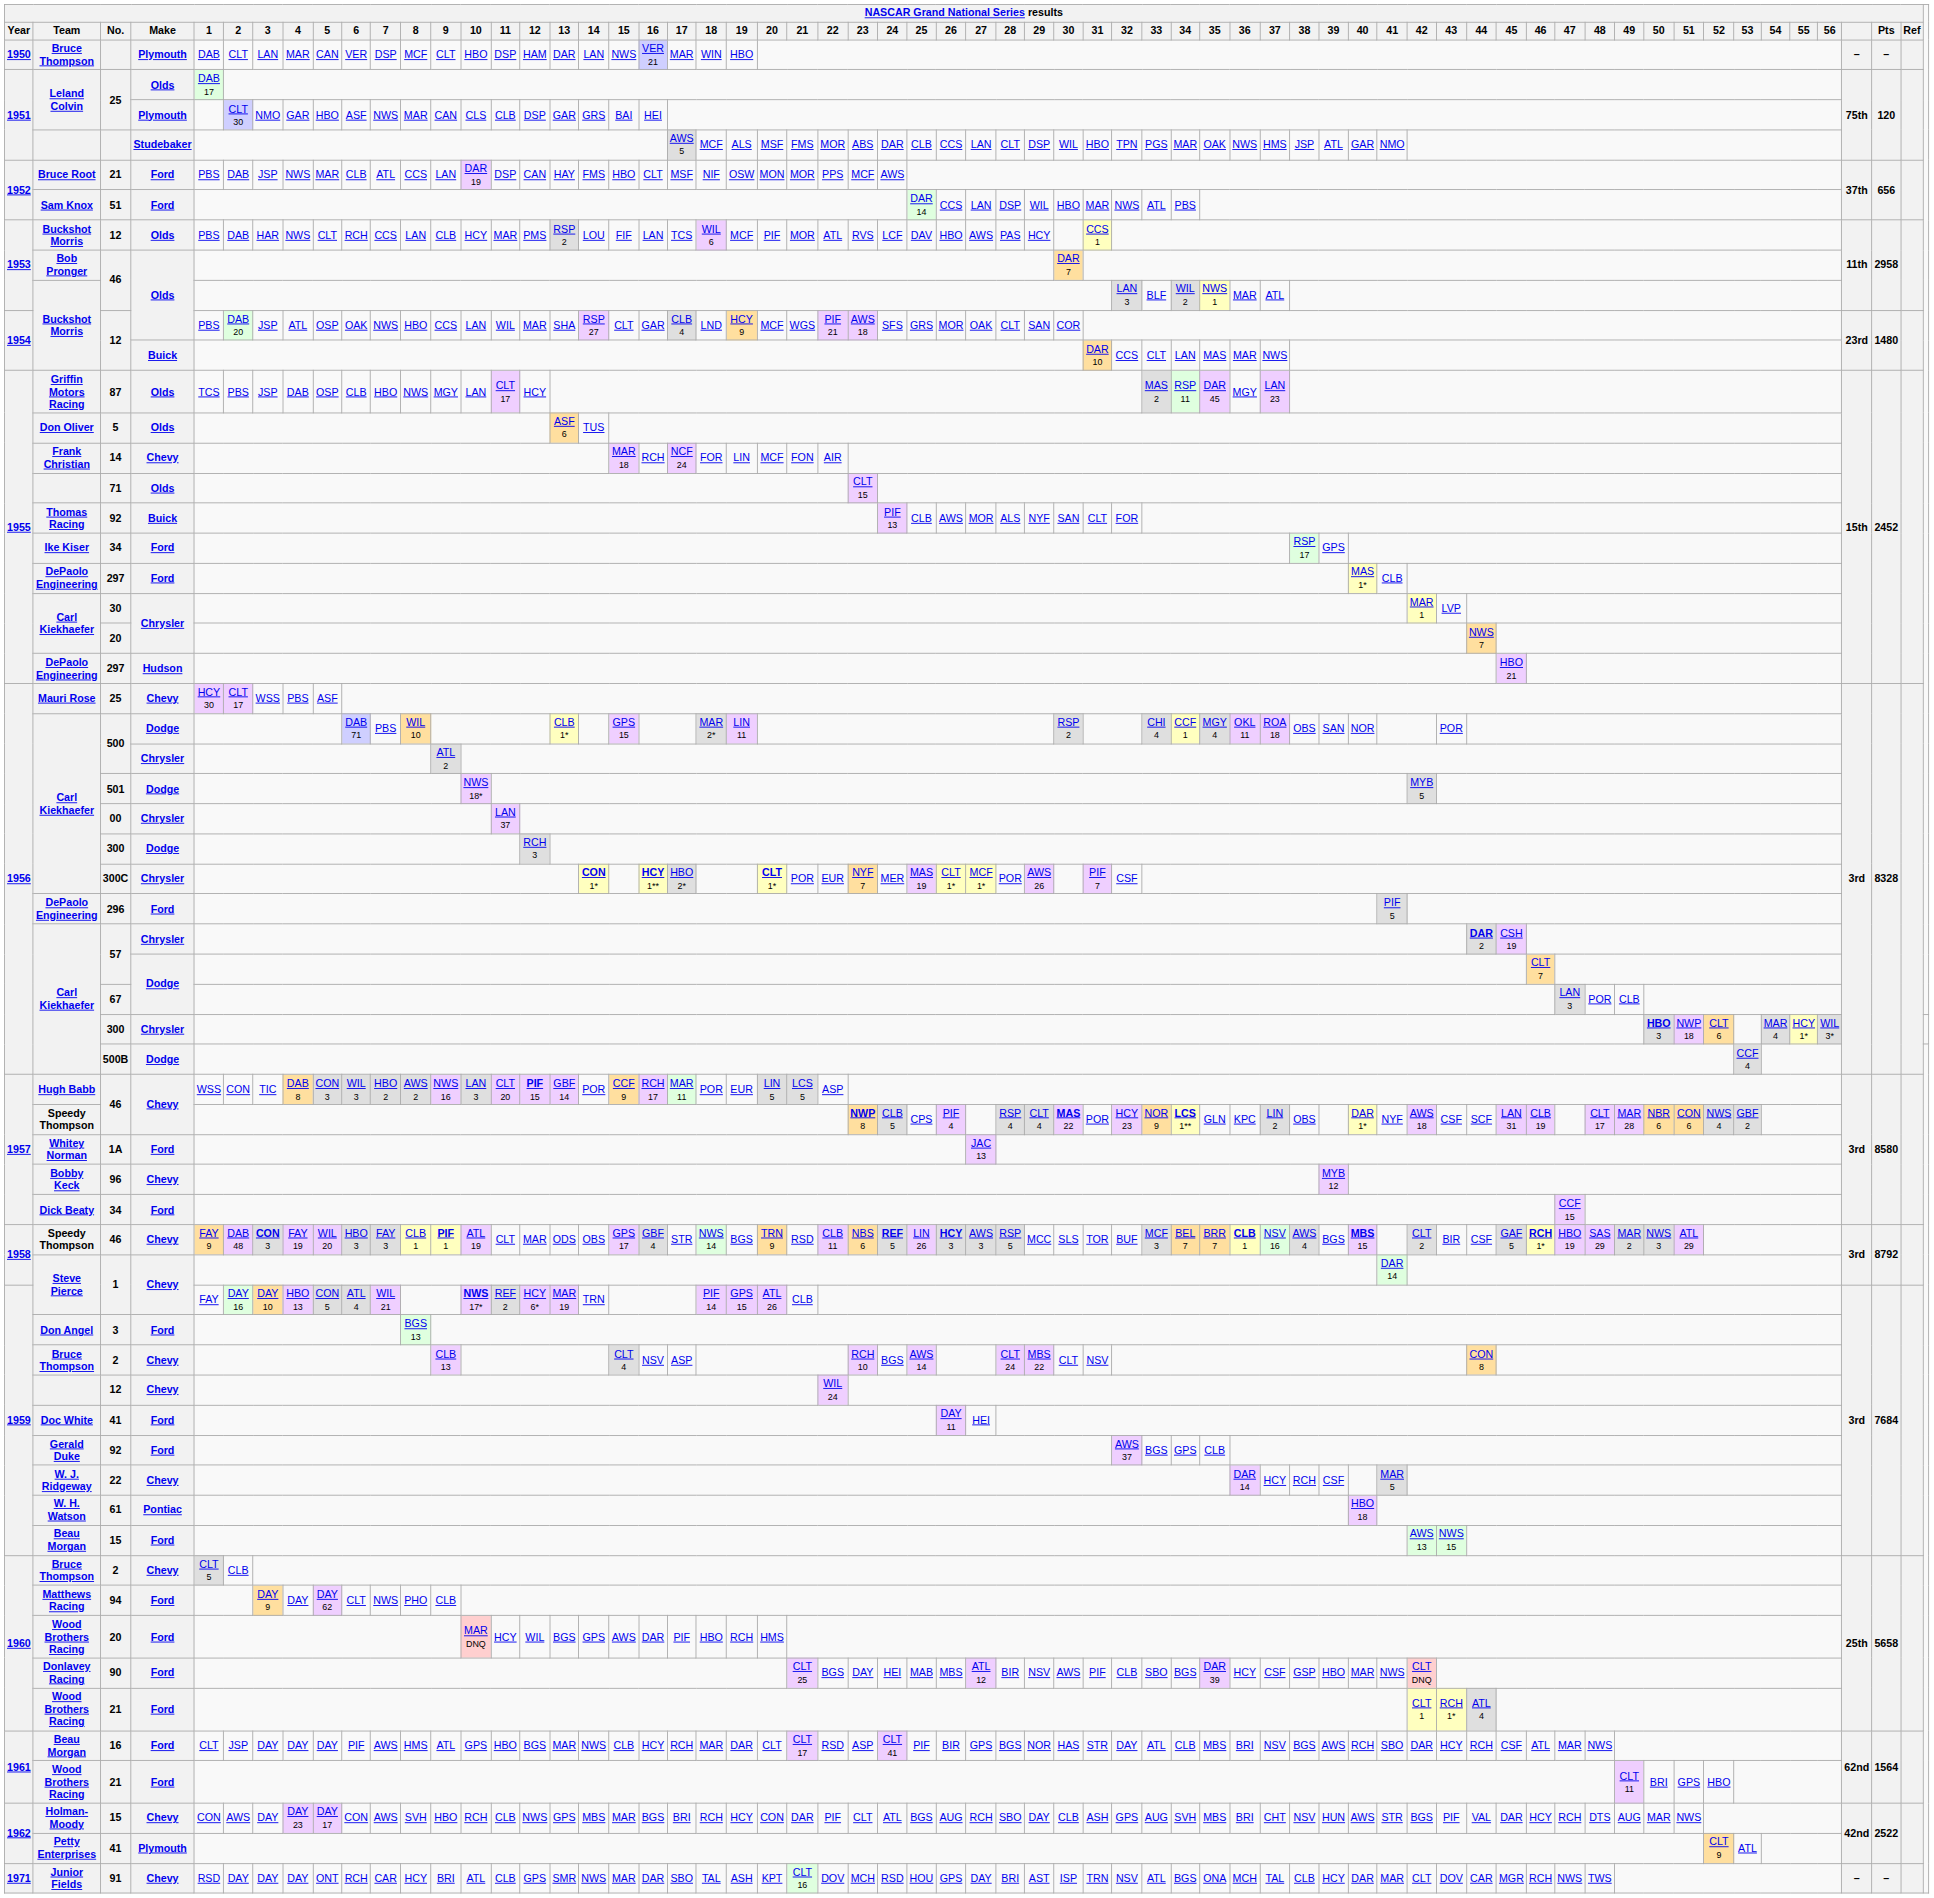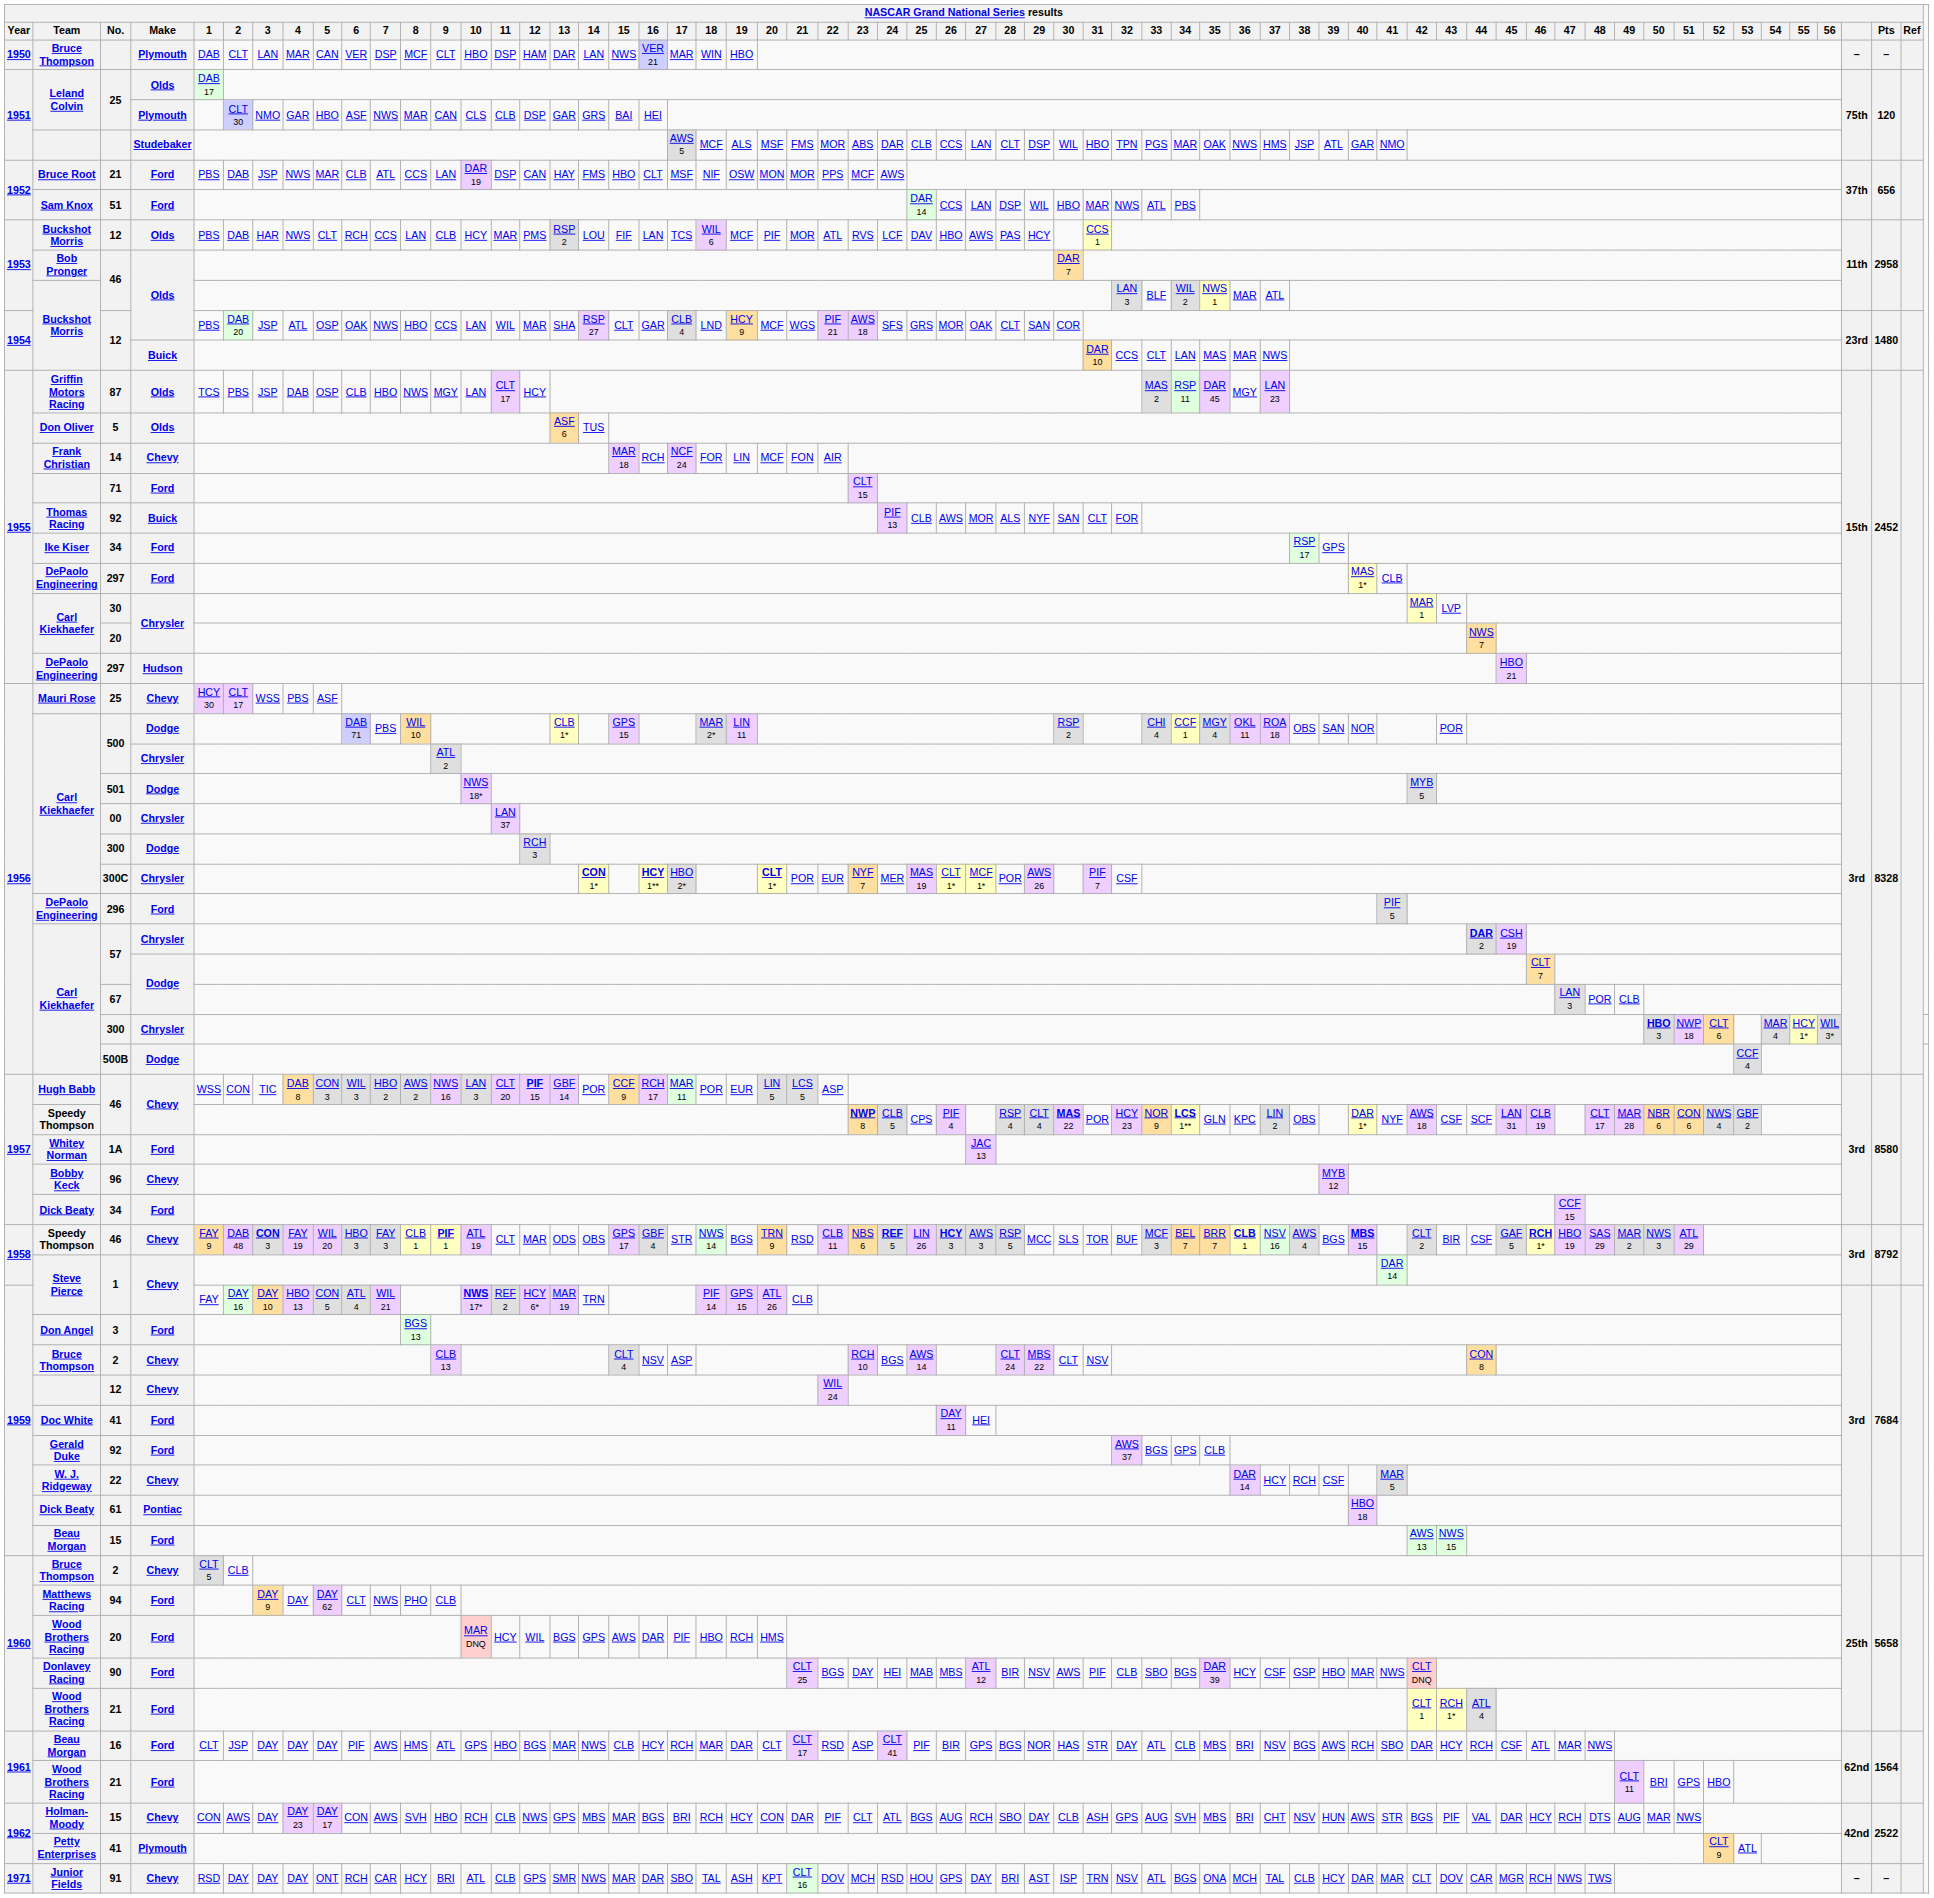(163, 488) Olds -> (163, 488) Ford
(67, 1510) W. H. Watson -> (67, 1510) Dick Beaty
